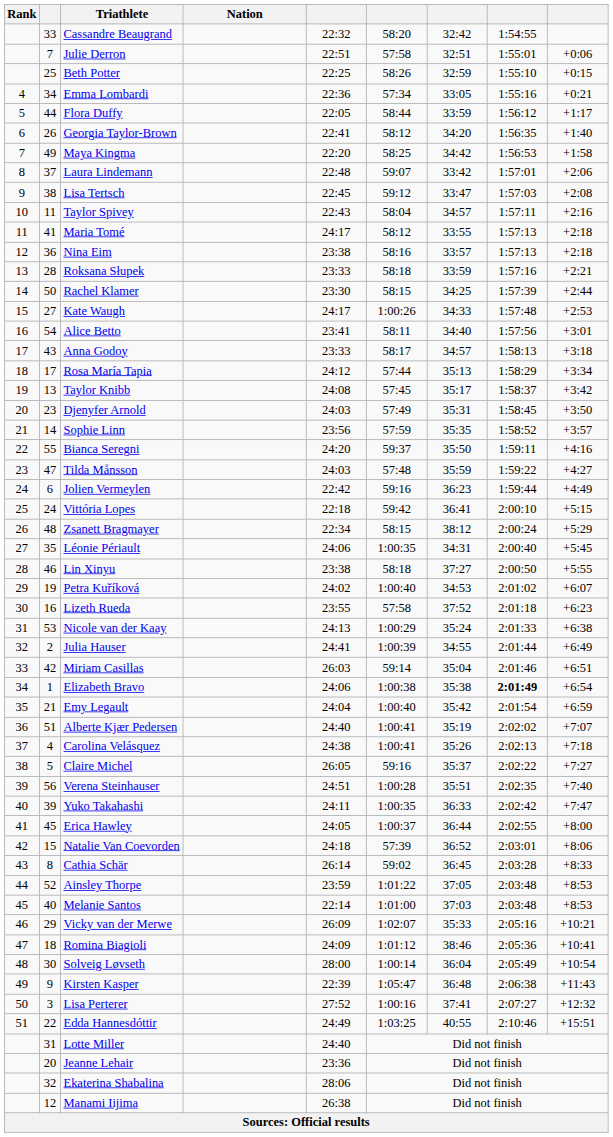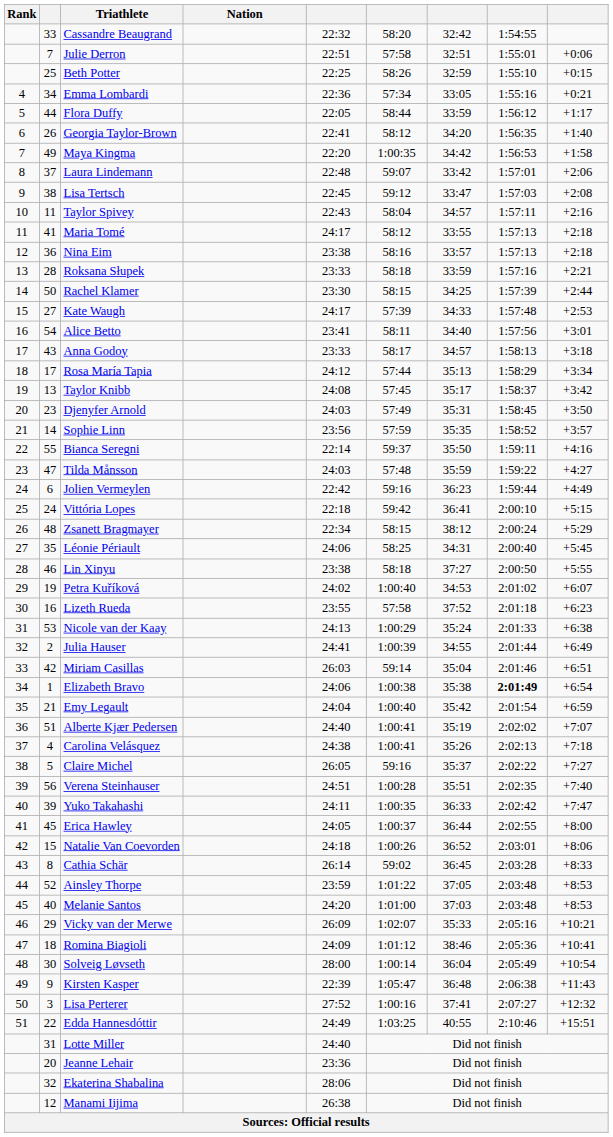(397, 152) 58:25 -> (397, 152) 1:00:35
(397, 311) 1:00:26 -> (397, 311) 57:39
(336, 449) 24:20 -> (336, 449) 22:14
(397, 548) 1:00:35 -> (397, 548) 58:25
(397, 845) 57:39 -> (397, 845) 1:00:26
(336, 905) 22:14 -> (336, 905) 24:20
